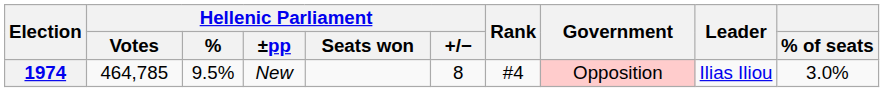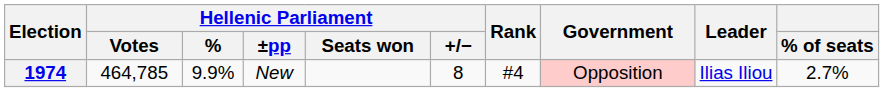(213, 72) 9.5% -> (213, 72) 9.9%
(827, 72) 3.0% -> (827, 72) 2.7%
